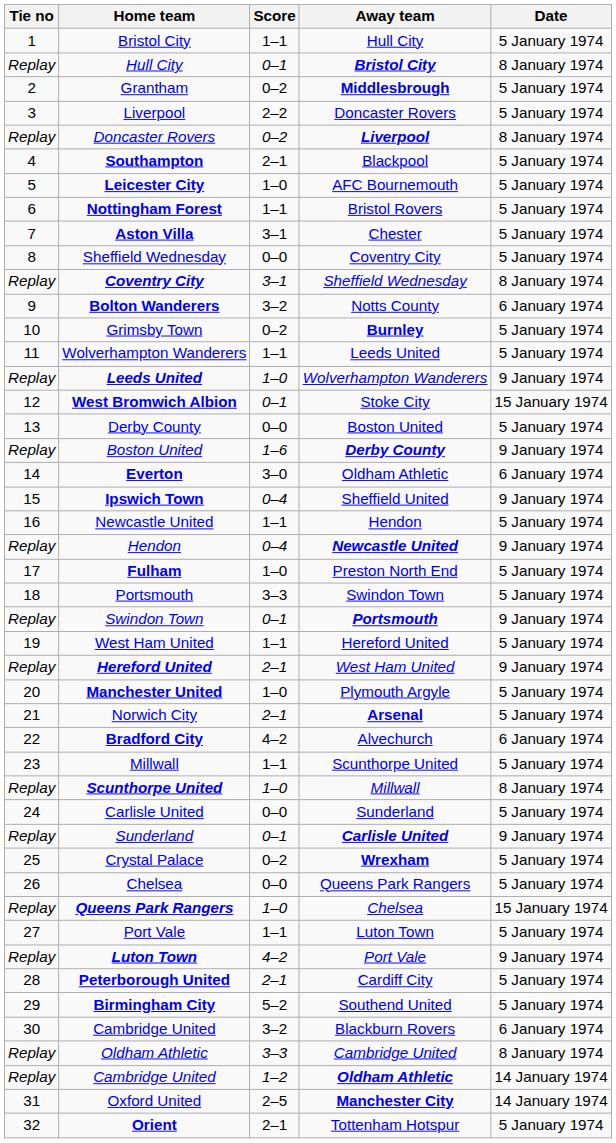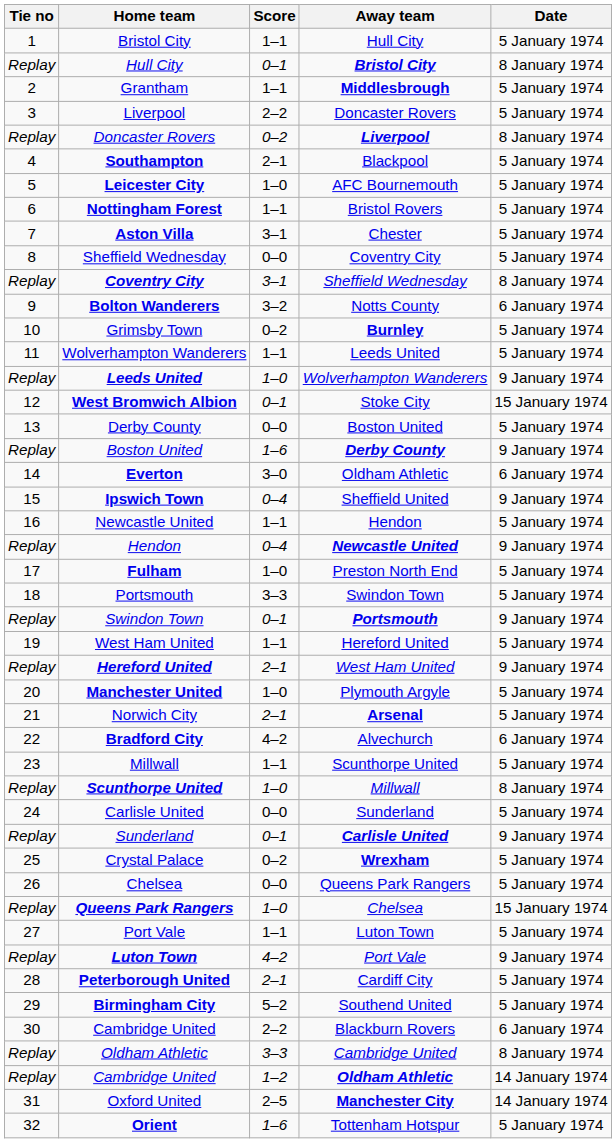(275, 88) 0–2 -> (275, 88) 1–1
(275, 1029) 3–2 -> (275, 1029) 2–2
(275, 1125) 2–1 -> (275, 1125) 1–6
